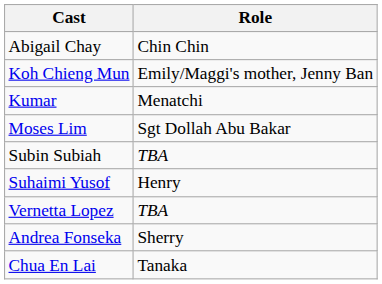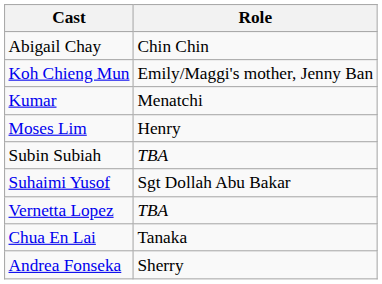(214, 127) Sgt Dollah Abu Bakar -> (159, 127) Henry
(159, 182) Henry -> (214, 182) Sgt Dollah Abu Bakar
rows swapped: (52, 264) <-> (65, 237)
